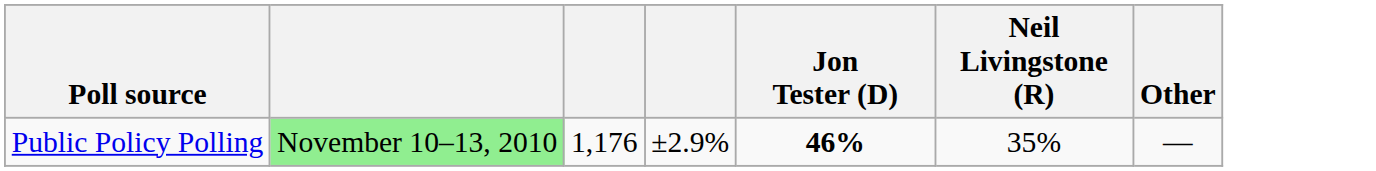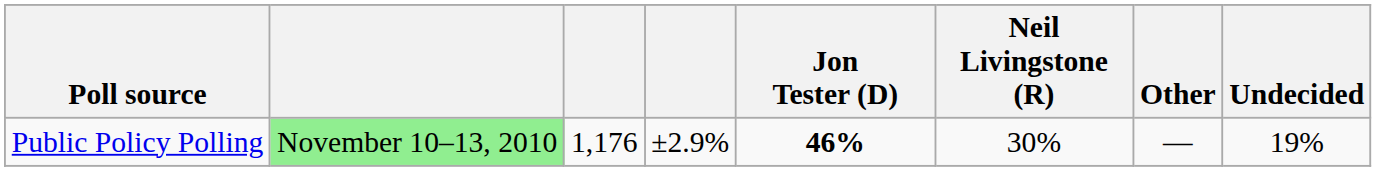+ column: (1297, 94)
(1034, 141) 35% -> (1034, 141) 30%
